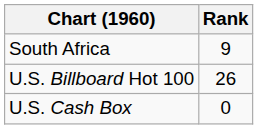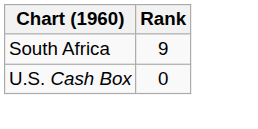- row: (102, 78)
